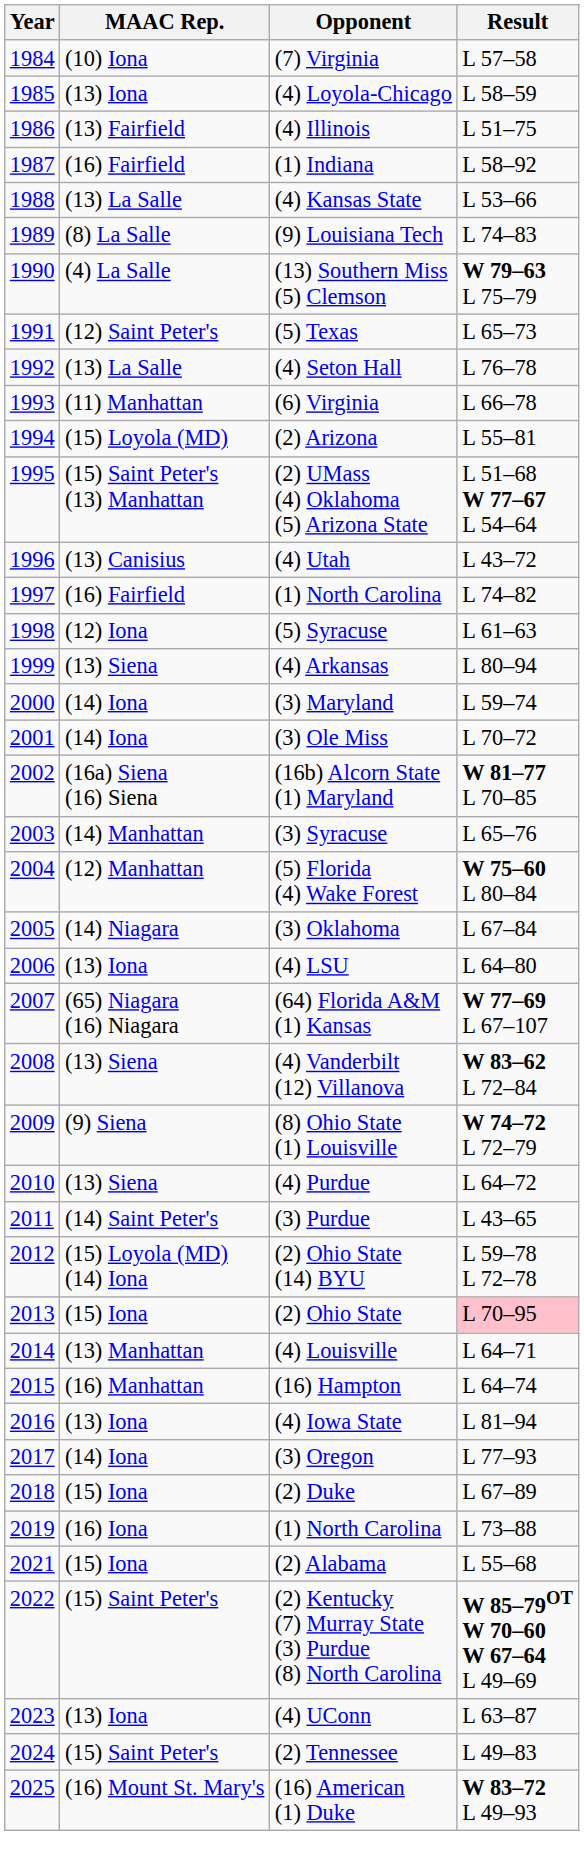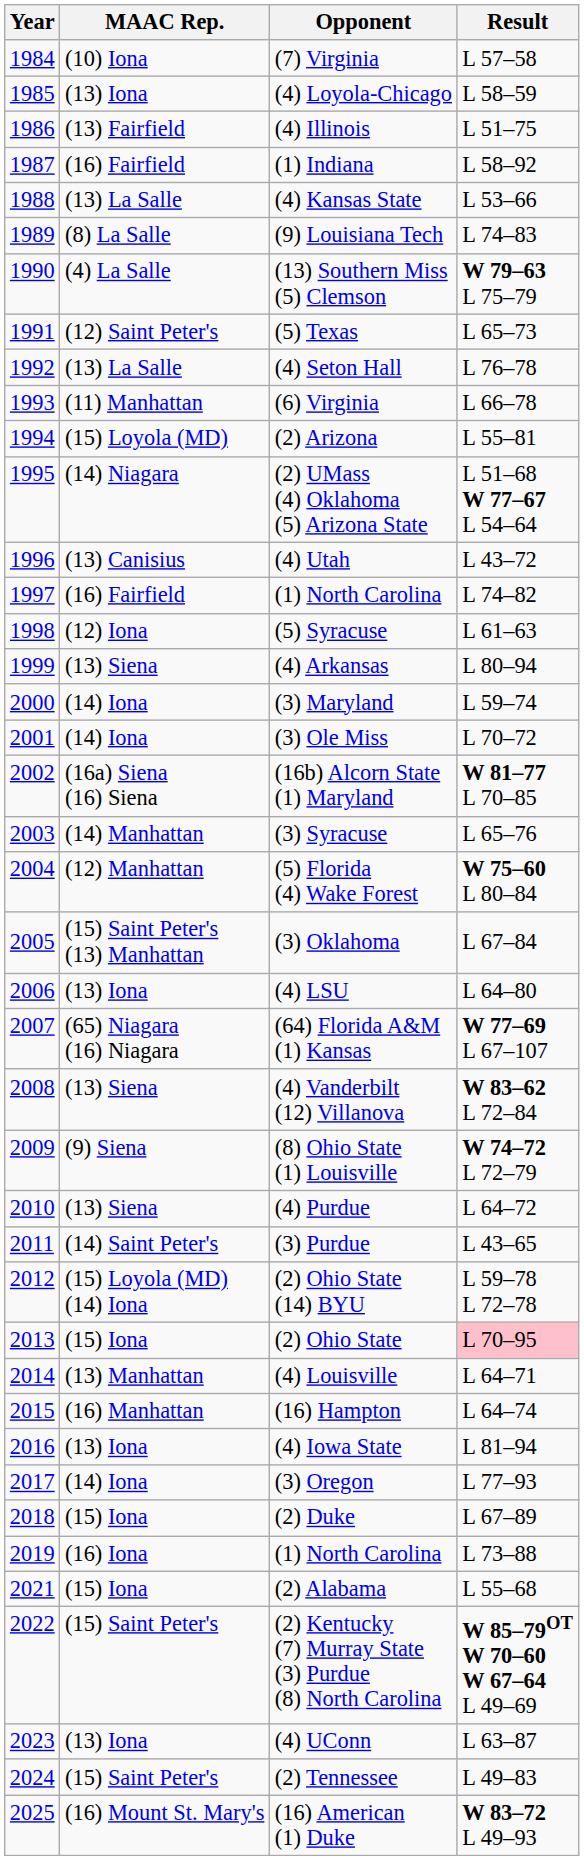(142, 486) (15) Saint Peter's (13) Manhattan -> (122, 473) (14) Niagara
(122, 929) (14) Niagara -> (142, 942) (15) Saint Peter's (13) Manhattan
